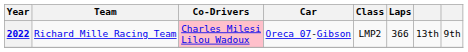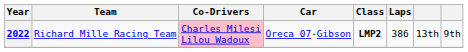(370, 34) normal -> (370, 34) bold
(400, 34) 366 -> (400, 34) 386
